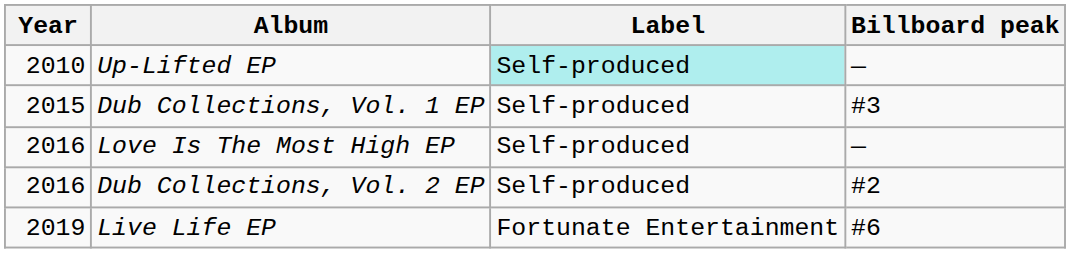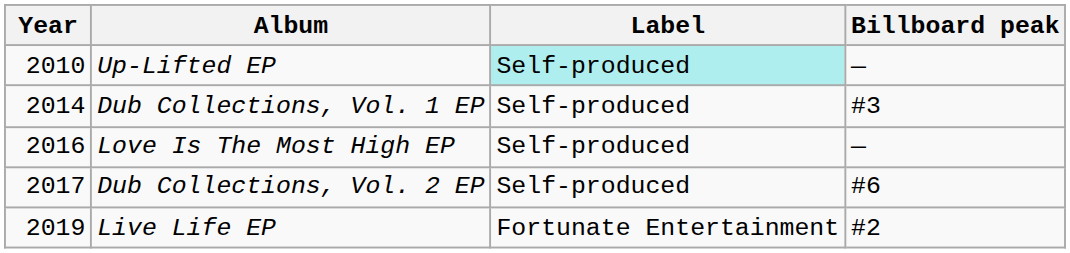(48, 106) 2015 -> (48, 106) 2014
(48, 187) 2016 -> (48, 187) 2017
(866, 187) #2 -> (866, 187) #6
(866, 228) #6 -> (866, 228) #2
